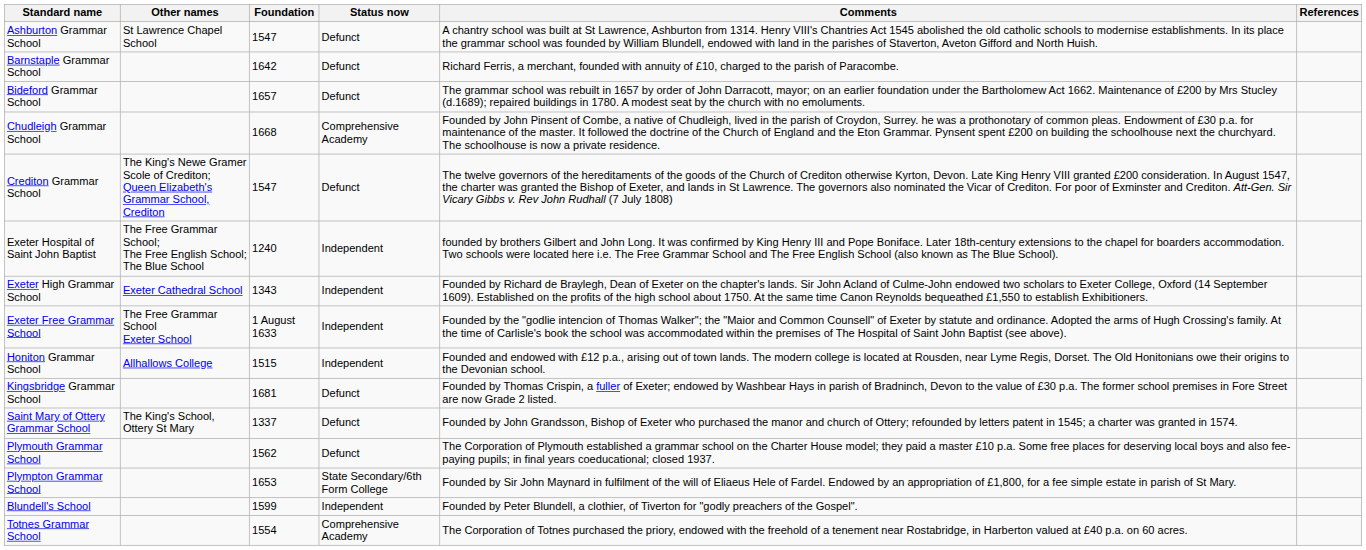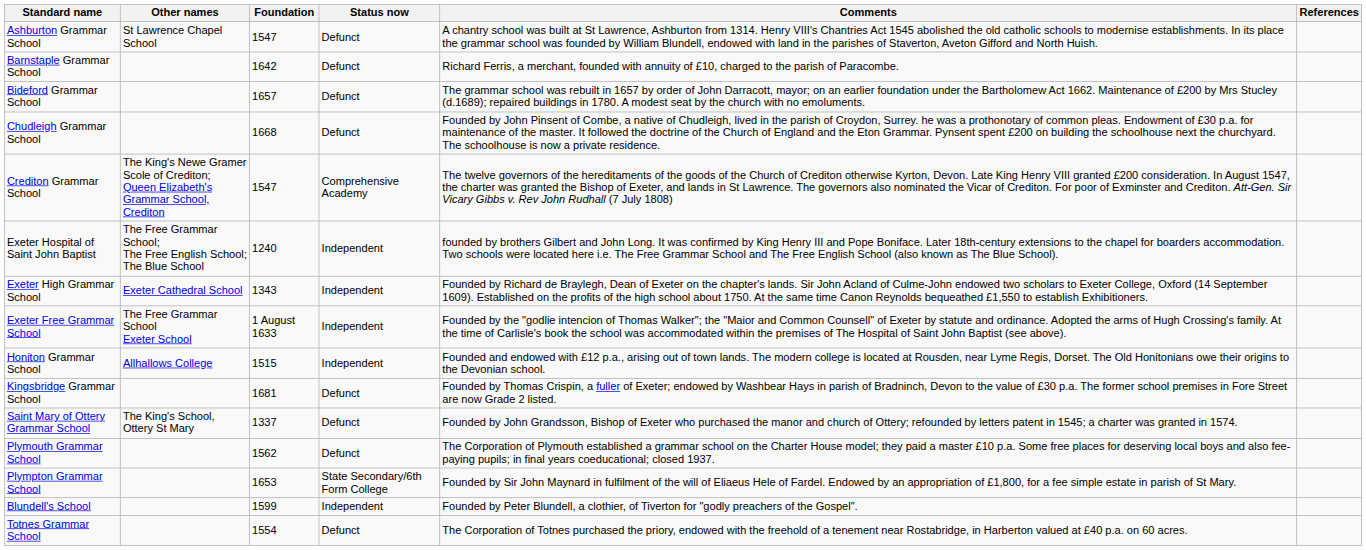(360, 132) Comprehensive Academy -> (341, 132) Defunct
(341, 187) Defunct -> (360, 187) Comprehensive Academy
(360, 530) Comprehensive Academy -> (341, 530) Defunct
